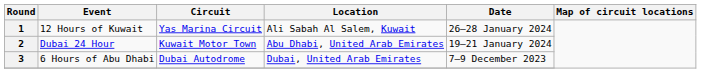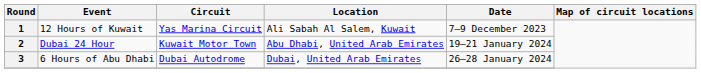(500, 28) 26–28 January 2024 -> (497, 28) 7–9 December 2023
(497, 60) 7–9 December 2023 -> (500, 60) 26–28 January 2024
